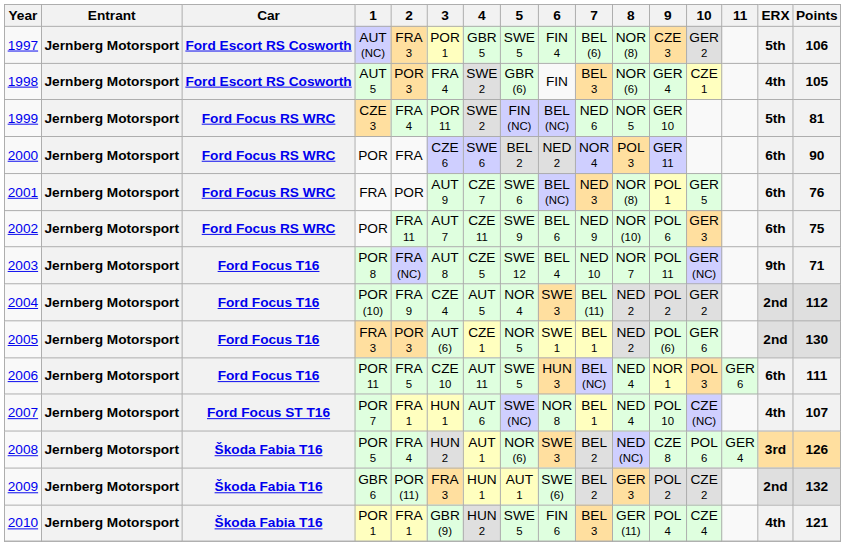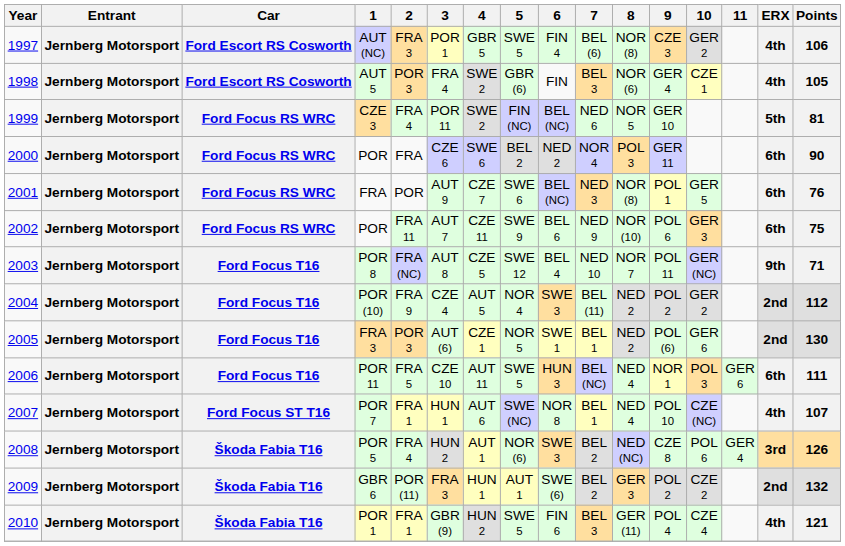(775, 45) 5th -> (775, 45) 4th
